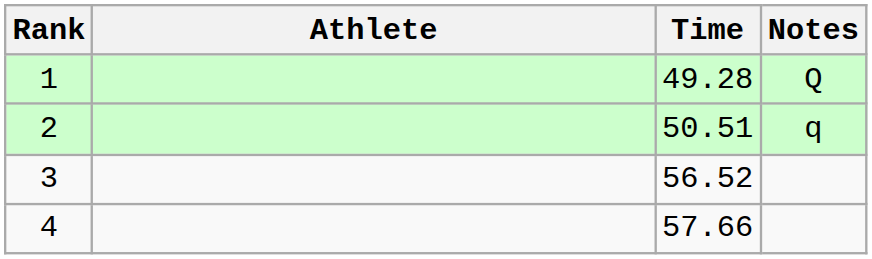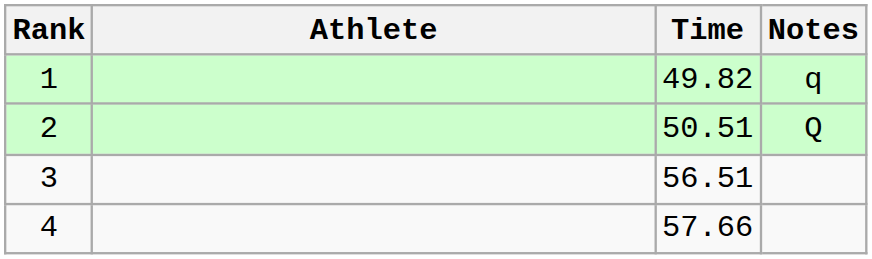(708, 80) 49.28 -> (708, 80) 49.82
(813, 80) Q -> (813, 80) q
(813, 129) q -> (813, 129) Q
(708, 179) 56.52 -> (708, 179) 56.51
